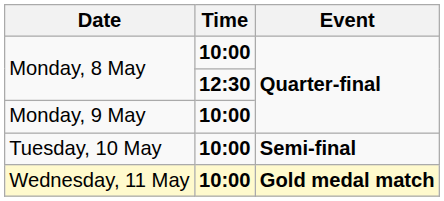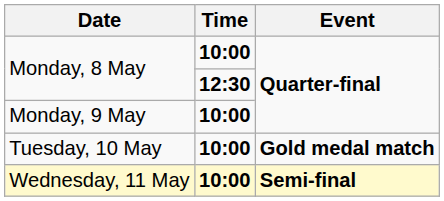(308, 148) Semi-final -> (347, 148) Gold medal match
(347, 180) Gold medal match -> (308, 180) Semi-final
